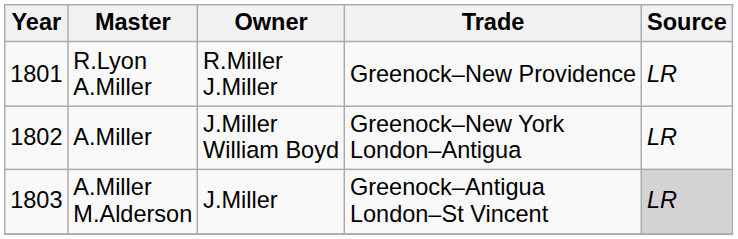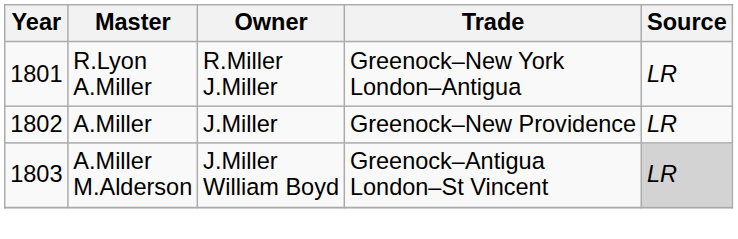(493, 73) Greenock–New Providence -> (457, 73) Greenock–New York London–Antigua
(271, 137) J.Miller William Boyd -> (240, 124) J.Miller
(457, 137) Greenock–New York London–Antigua -> (493, 124) Greenock–New Providence
(240, 201) J.Miller -> (271, 174) J.Miller William Boyd
